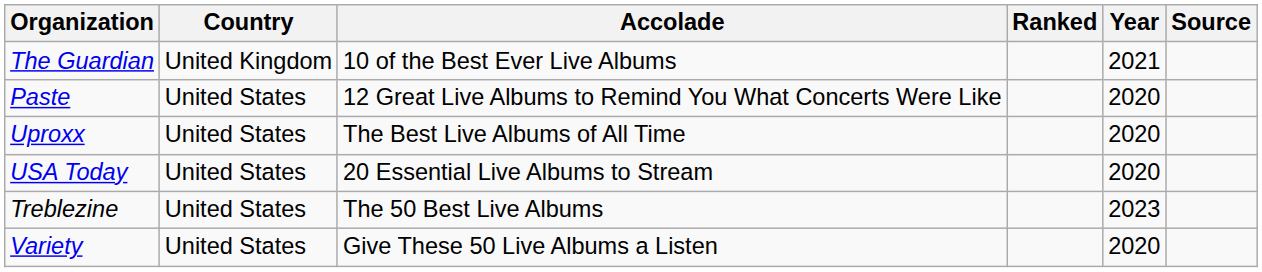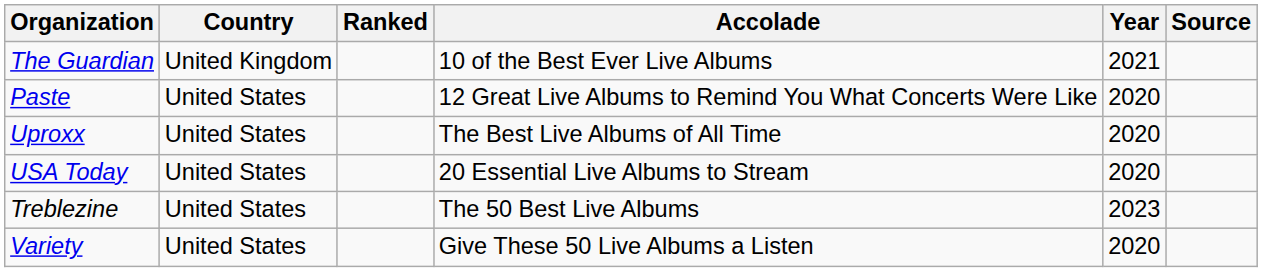columns swapped: (672, 23) <-> (1055, 23)
